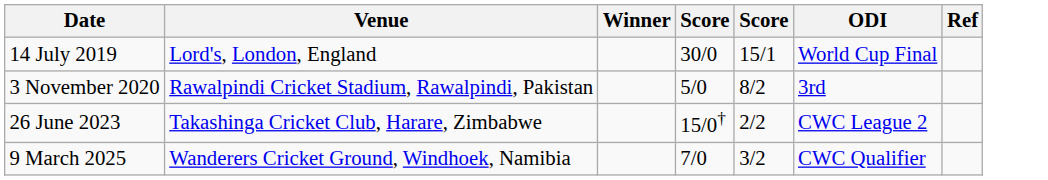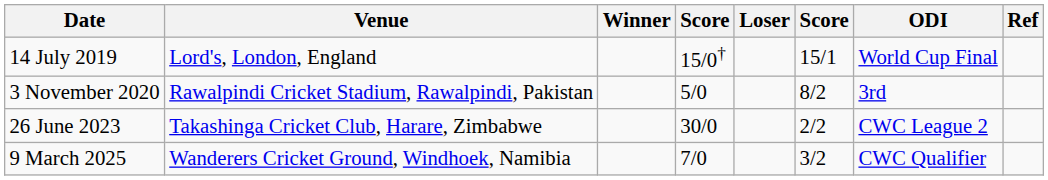+ column: (765, 20)
(699, 53) 30/0 -> (703, 56) 15/0†
(703, 122) 15/0† -> (699, 125) 30/0
